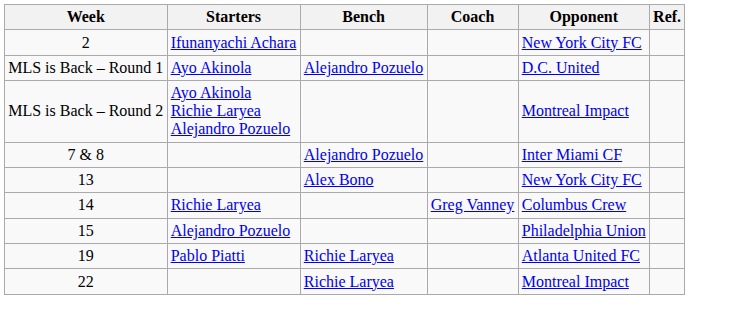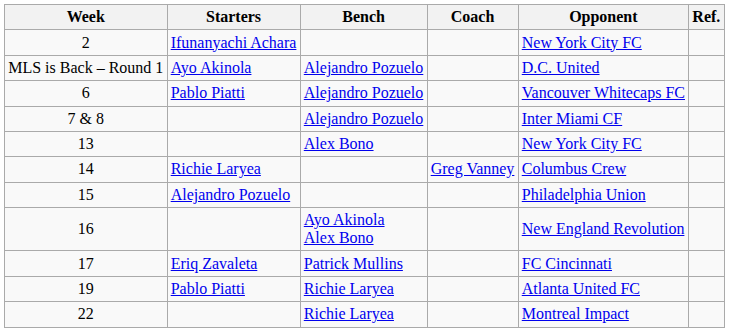- row: (86, 111)
+ row: (86, 93)
+ row: (86, 229)
+ row: (86, 263)
